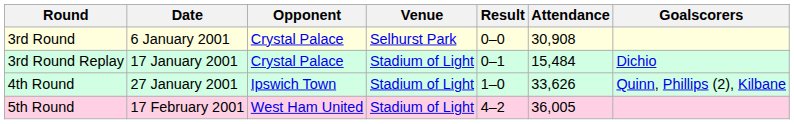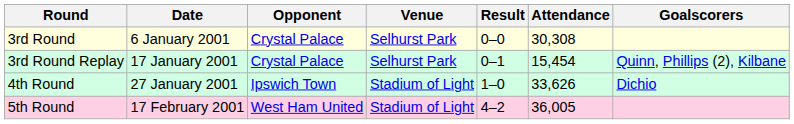(553, 38) 30,908 -> (553, 38) 30,308
(422, 61) Stadium of Light -> (413, 61) Selhurst Park
(553, 61) 15,484 -> (553, 61) 15,454
(636, 61) Dichio -> (701, 61) Quinn, Phillips (2), Kilbane
(701, 84) Quinn, Phillips (2), Kilbane -> (636, 84) Dichio
